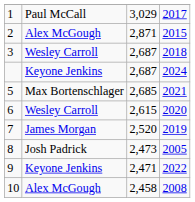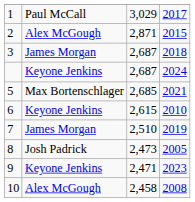(61, 52) Wesley Carroll -> (60, 52) James Morgan
(61, 110) Wesley Carroll -> (64, 110) Keyone Jenkins
(175, 110) 2020 -> (175, 110) 2010
(143, 129) 2,520 -> (143, 129) 2,510
(175, 168) 2022 -> (175, 168) 2023
